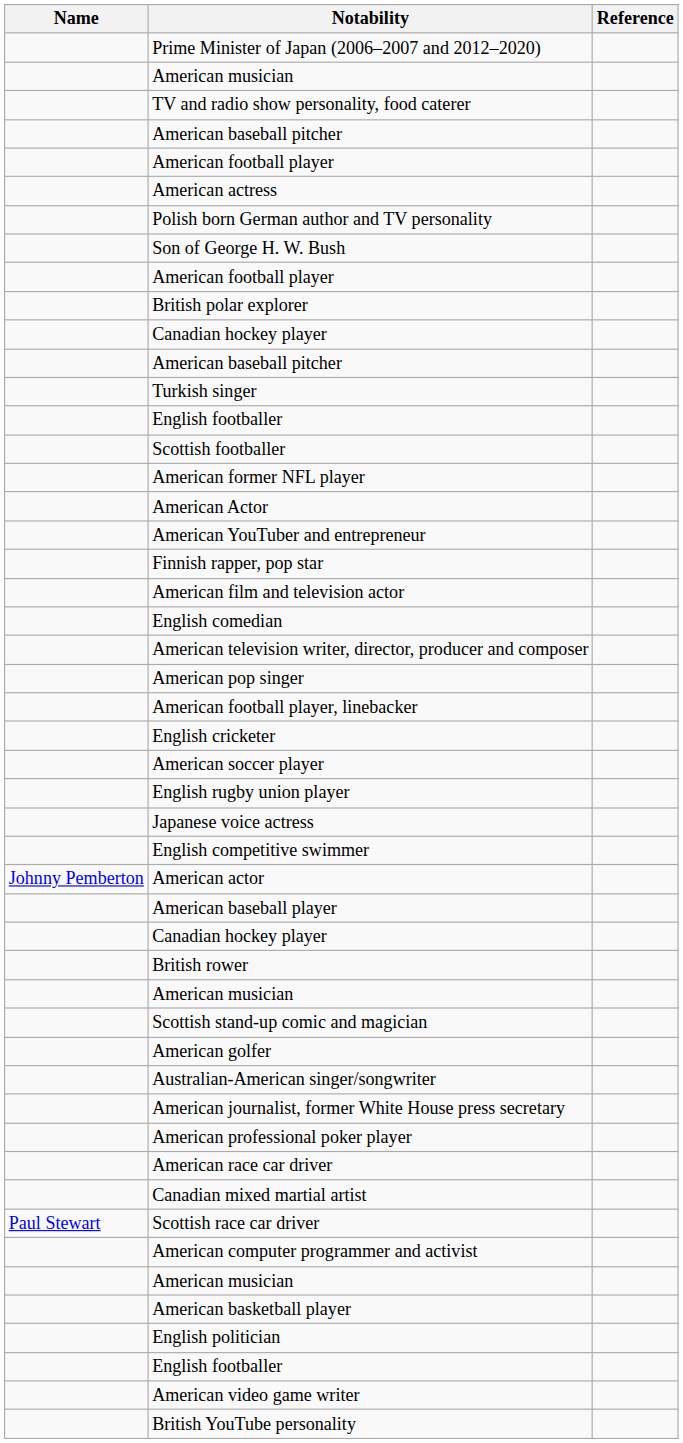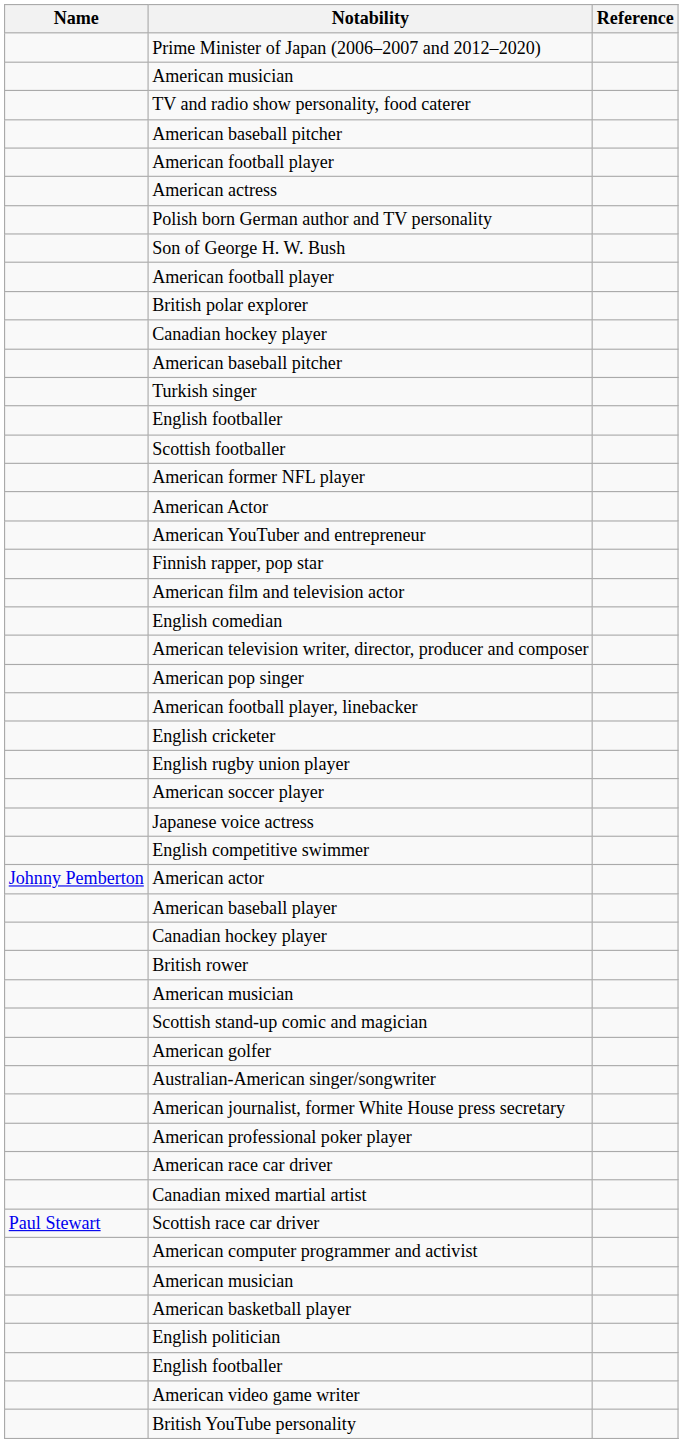rows swapped: (76, 793) <-> (76, 764)
